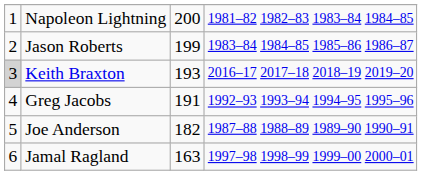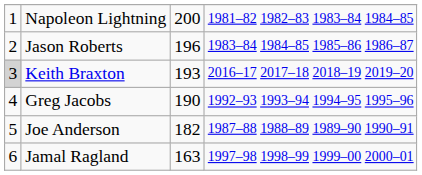(187, 45) 199 -> (187, 45) 196
(187, 101) 191 -> (187, 101) 190
